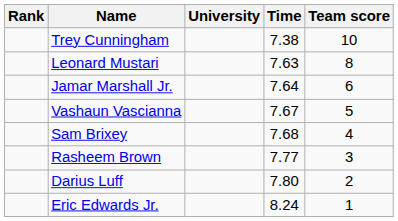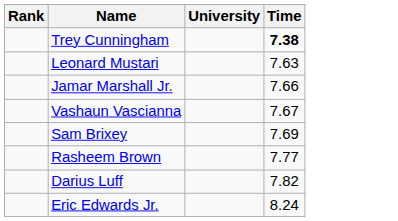- column: (349, 16)
(284, 39) normal -> (284, 39) bold
(284, 87) 7.64 -> (284, 87) 7.66
(284, 134) 7.68 -> (284, 134) 7.69
(284, 181) 7.80 -> (284, 181) 7.82
